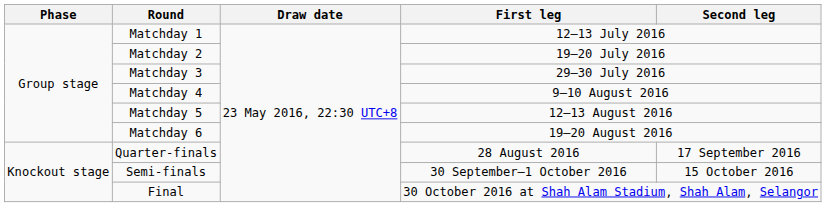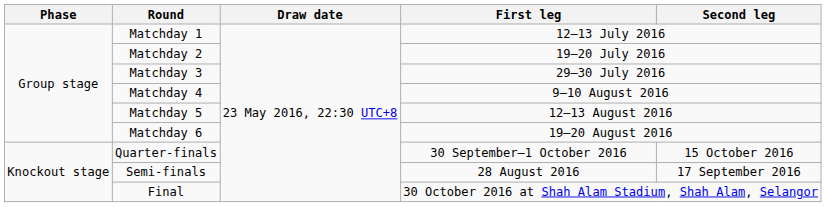(528, 152) 28 August 2016 -> (528, 152) 30 September–1 October 2016
(739, 152) 17 September 2016 -> (739, 152) 15 October 2016
(528, 172) 30 September–1 October 2016 -> (528, 172) 28 August 2016
(739, 172) 15 October 2016 -> (739, 172) 17 September 2016
